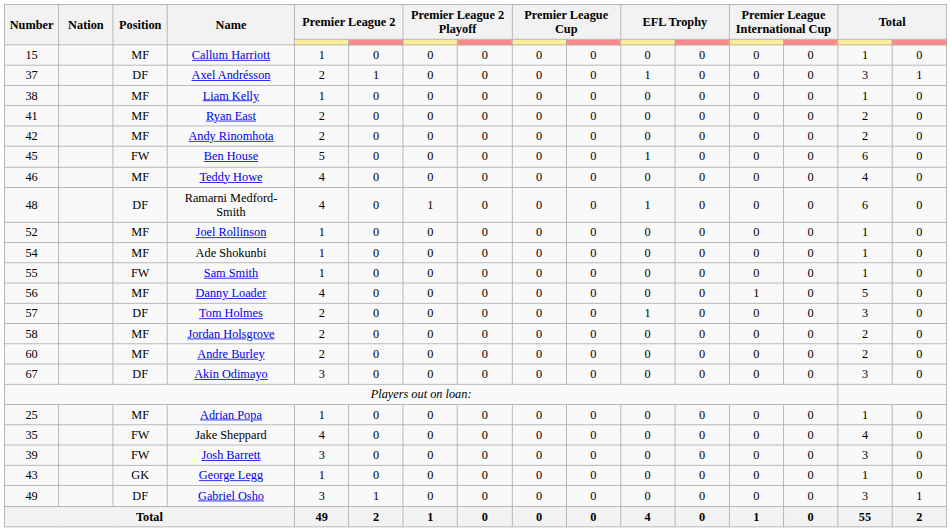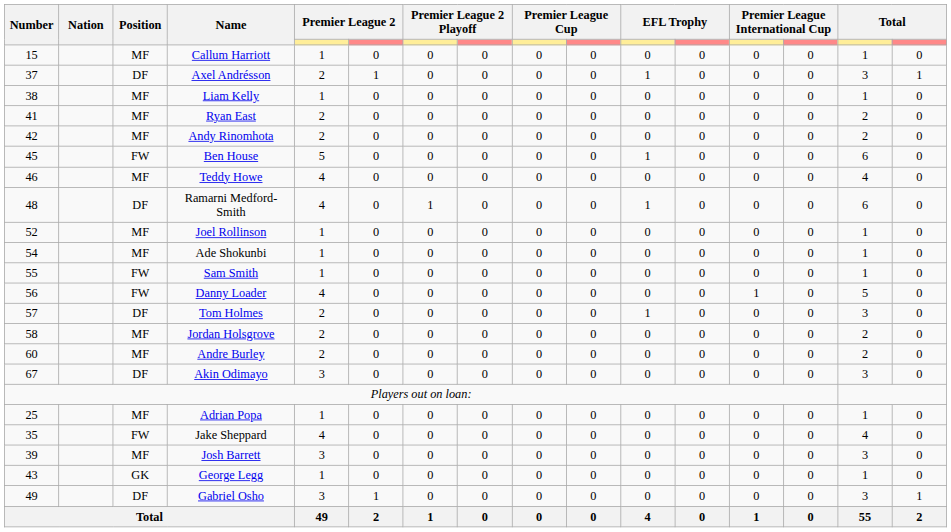(140, 293) MF -> (140, 293) FW
(140, 455) FW -> (140, 455) MF
